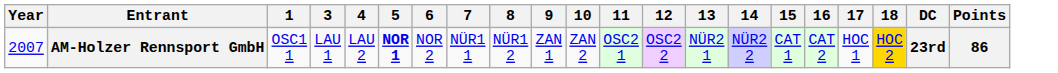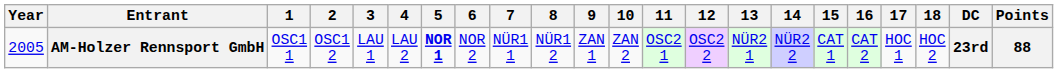+ column: (332, 16)
(26, 48) 2007 -> (26, 48) 2005
(890, 48) gold background -> (932, 48) no background
(980, 48) 86 -> (1022, 48) 88
